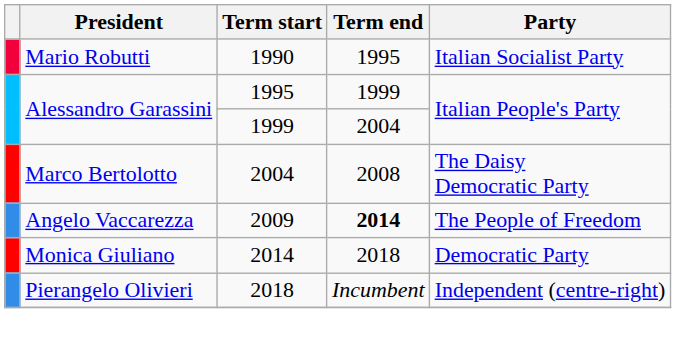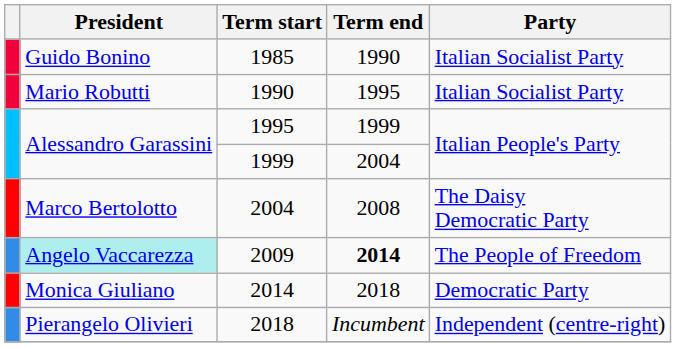+ row: (272, 56)
(109, 220) no background -> (109, 255) paleturquoise background
